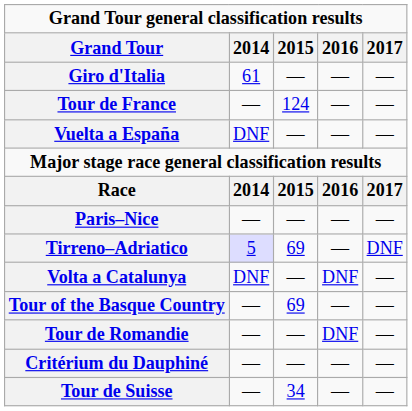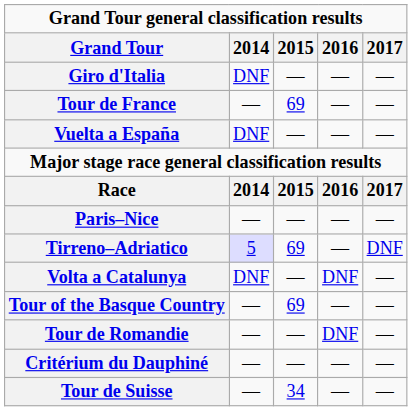(251, 76) 61 -> (251, 76) DNF
(296, 104) 124 -> (296, 104) 69
